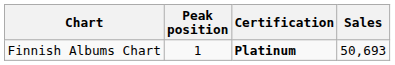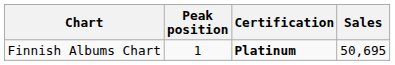(363, 50) 50,693 -> (363, 50) 50,695
